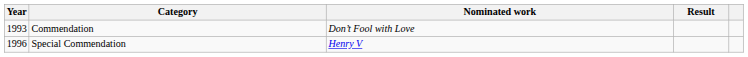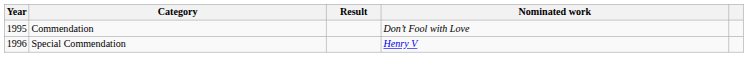columns swapped: (500, 12) <-> (701, 12)
(17, 28) 1993 -> (17, 28) 1995
